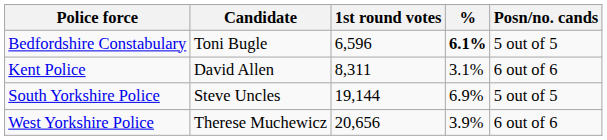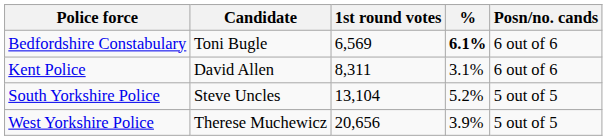(353, 43) 6,596 -> (353, 43) 6,569
(526, 43) 5 out of 5 -> (526, 43) 6 out of 6
(357, 95) 19,144 -> (357, 95) 13,104
(466, 95) 6.9% -> (466, 95) 5.2%
(526, 122) 6 out of 6 -> (526, 122) 5 out of 5
